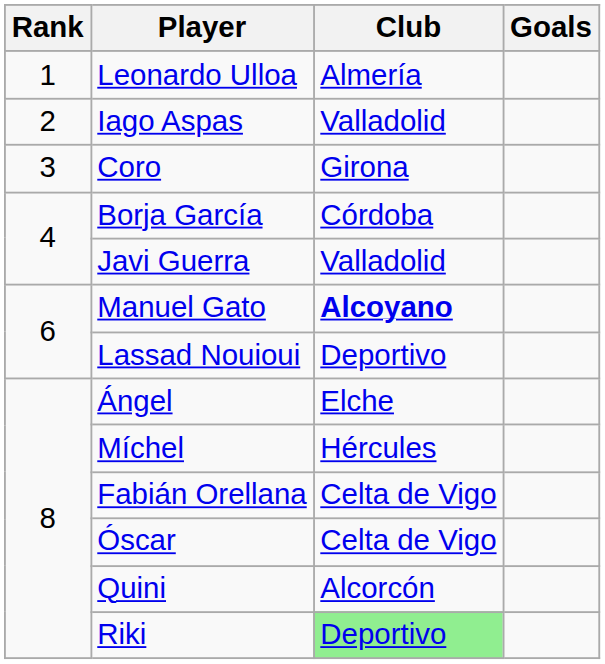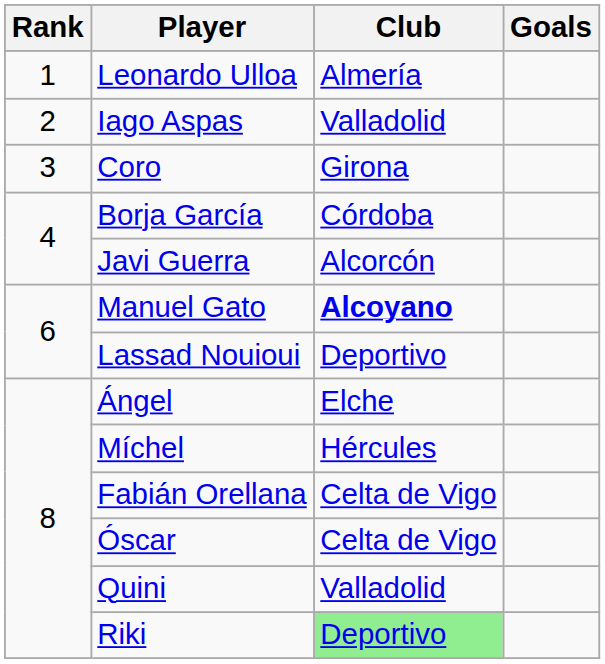(383, 261) Valladolid -> (378, 261) Alcorcón
(378, 588) Alcorcón -> (383, 588) Valladolid
